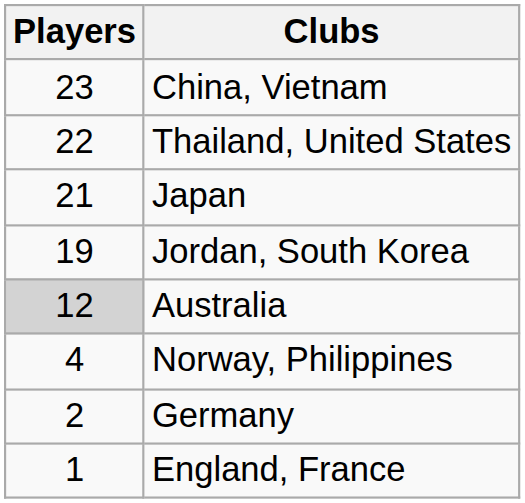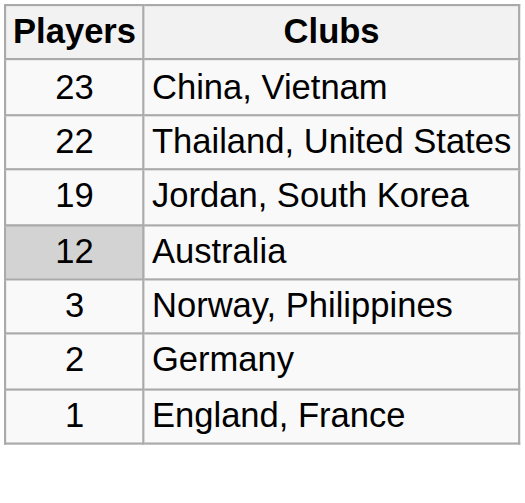- row: (199, 196)
(75, 360) 4 -> (75, 305) 3
